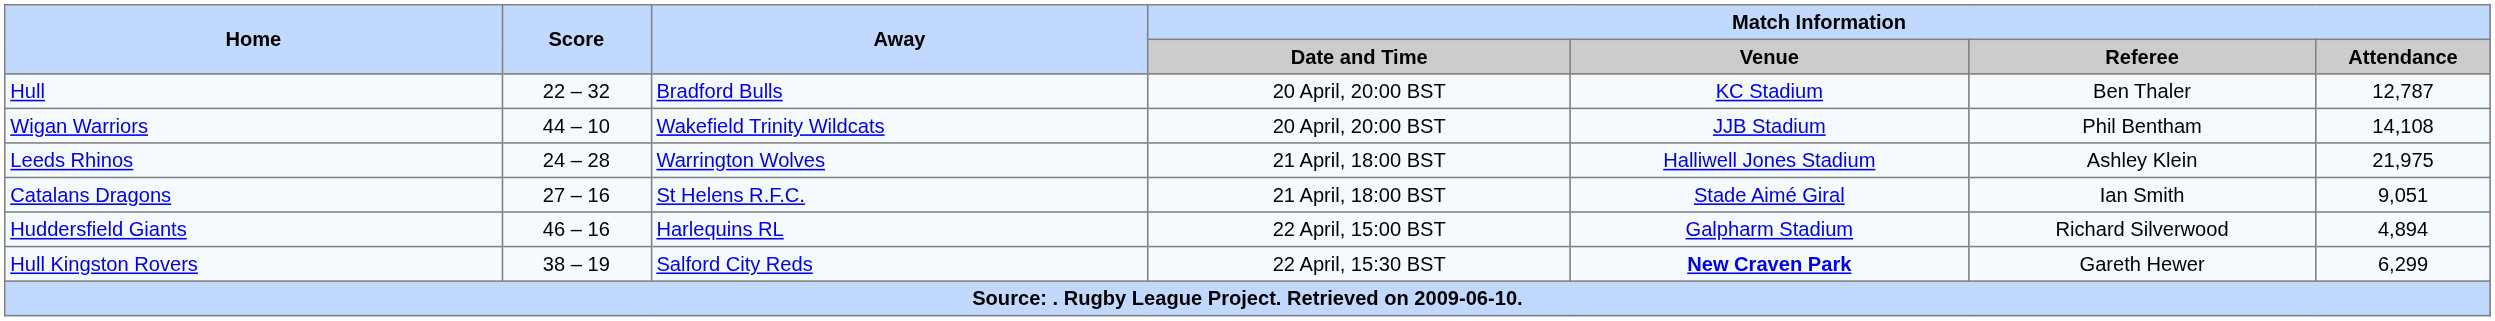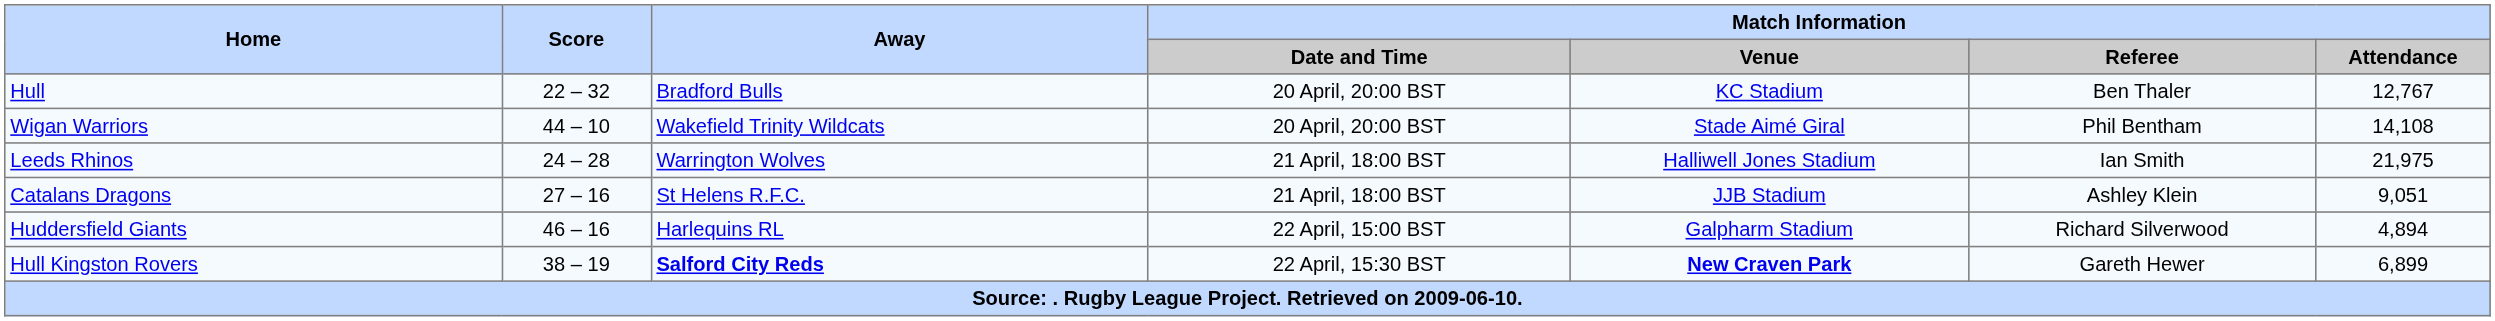(2403, 91) 12,787 -> (2403, 91) 12,767
(1769, 126) JJB Stadium -> (1769, 126) Stade Aimé Giral
(2142, 160) Ashley Klein -> (2142, 160) Ian Smith
(1769, 195) Stade Aimé Giral -> (1769, 195) JJB Stadium
(2142, 195) Ian Smith -> (2142, 195) Ashley Klein
(735, 264) normal -> (740, 264) bold
(2403, 264) 6,299 -> (2403, 264) 6,899
